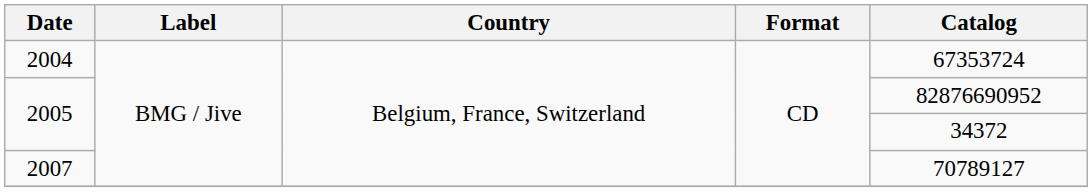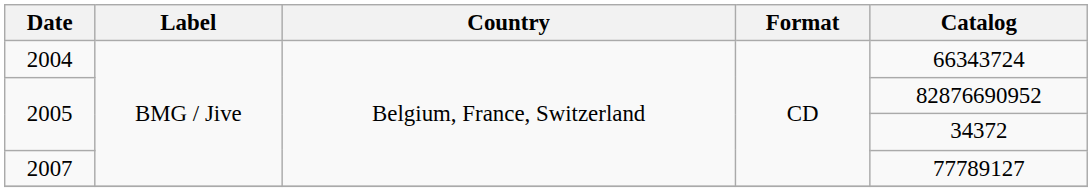(979, 58) 67353724 -> (979, 58) 66343724
(979, 167) 70789127 -> (979, 167) 77789127
